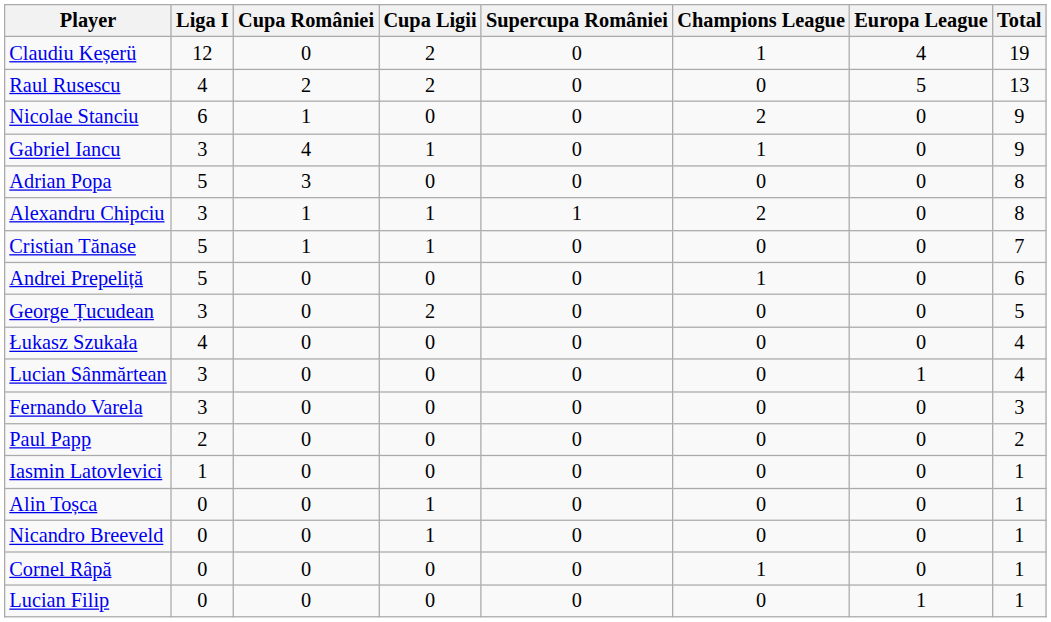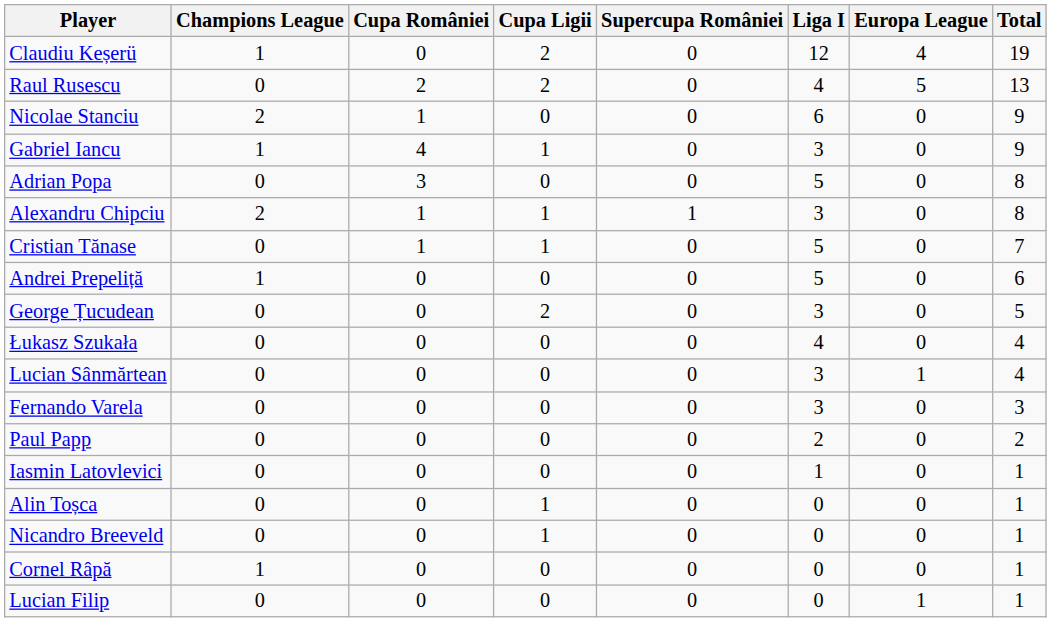columns swapped: (202, 20) <-> (761, 20)
